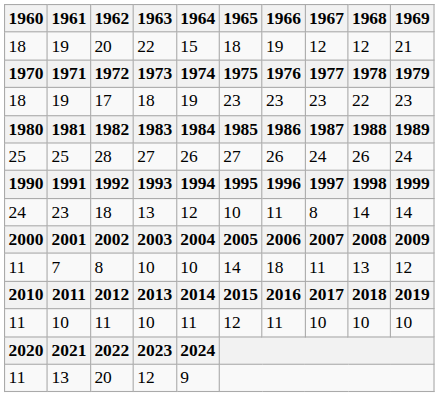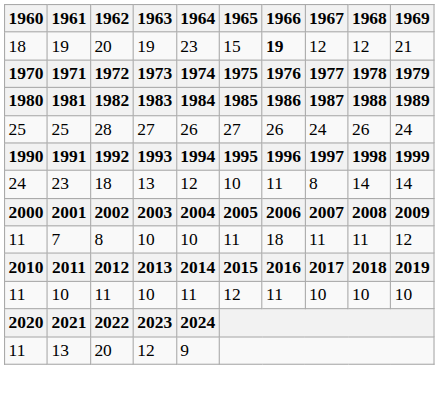(146, 45) 22 -> (146, 45) 19
(189, 45) 15 -> (189, 45) 23
(232, 45) 18 -> (232, 45) 15
(275, 45) normal -> (275, 45) bold
- row: (60, 101)
(232, 267) 14 -> (232, 239) 11
(361, 267) 13 -> (360, 239) 11
